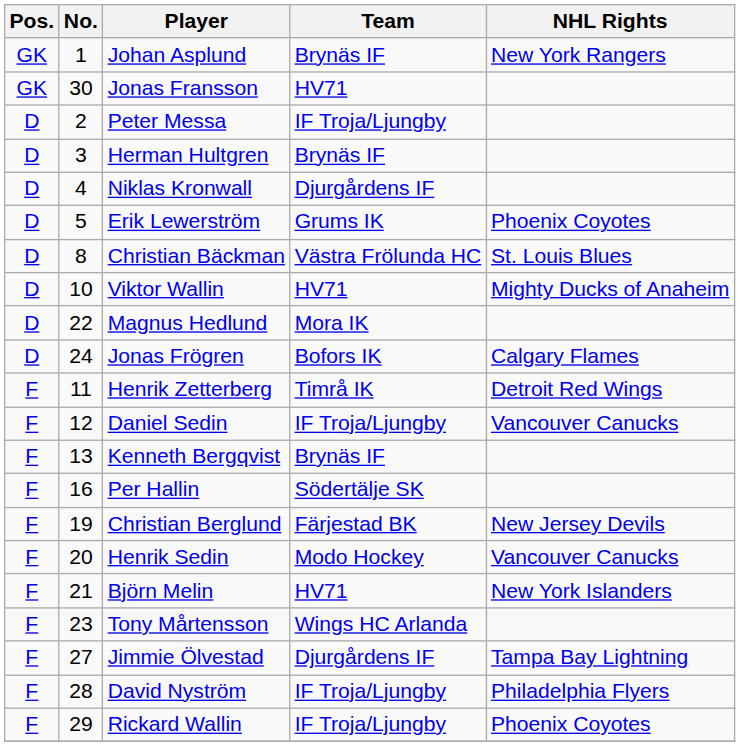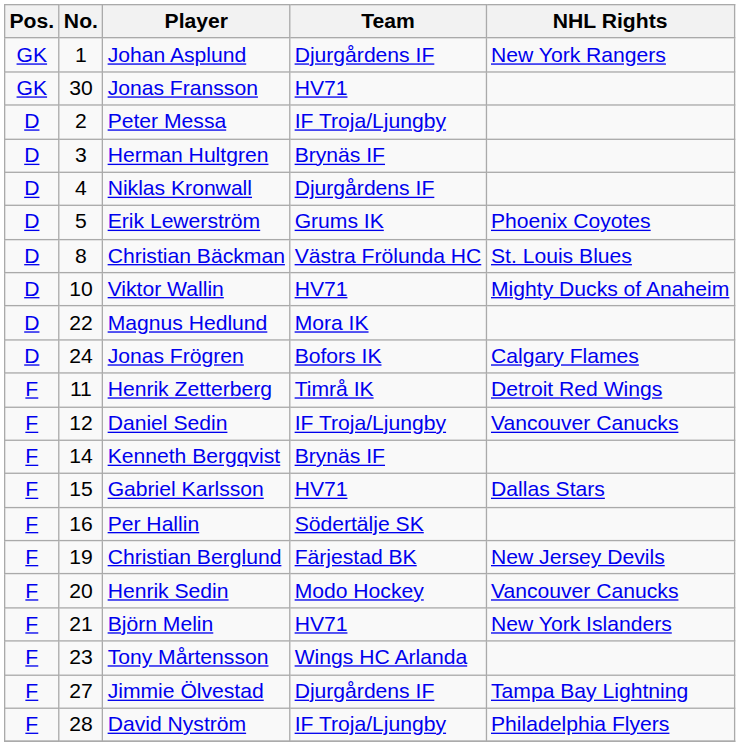(340, 54) Brynäs IF -> (364, 54) Djurgårdens IF
(81, 456) 13 -> (81, 456) 14
+ row: (186, 490)
- row: (175, 724)
